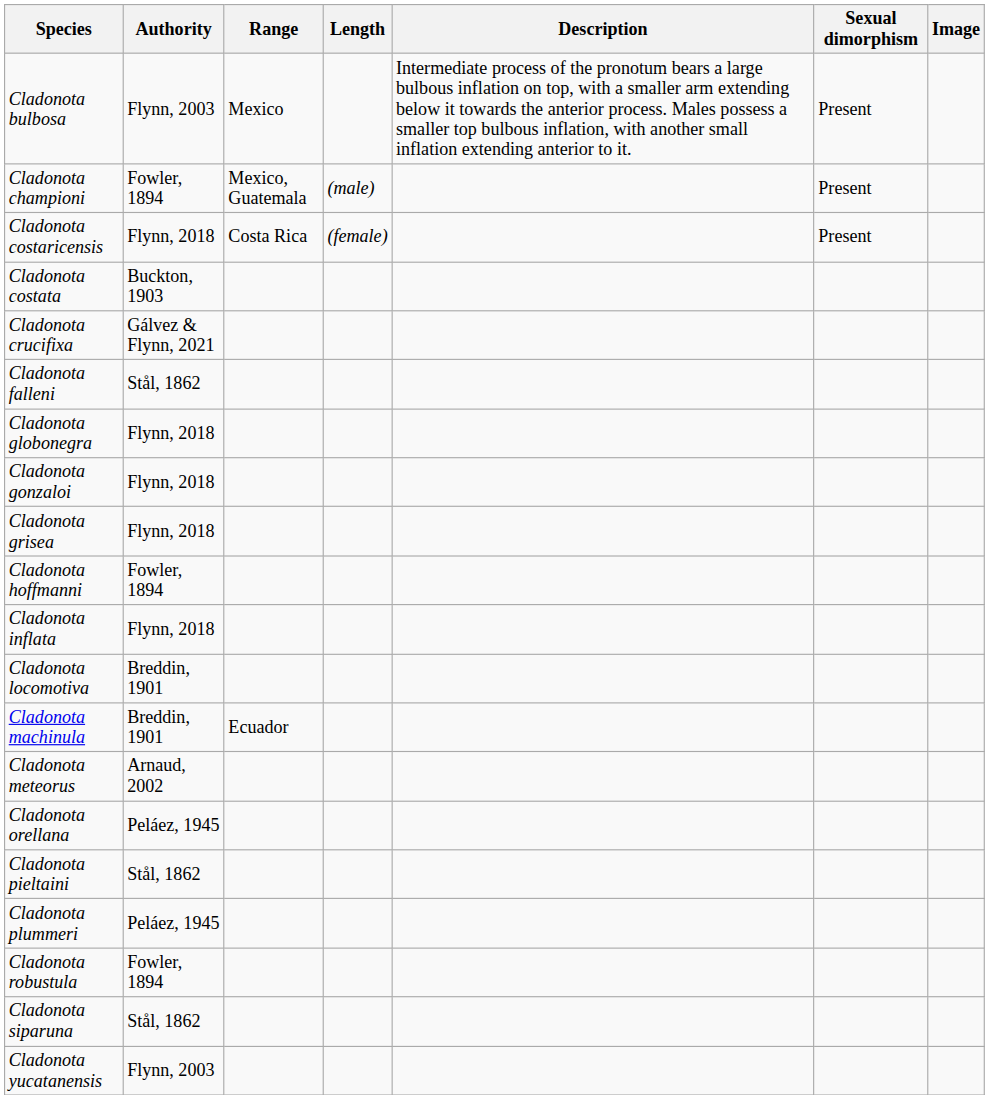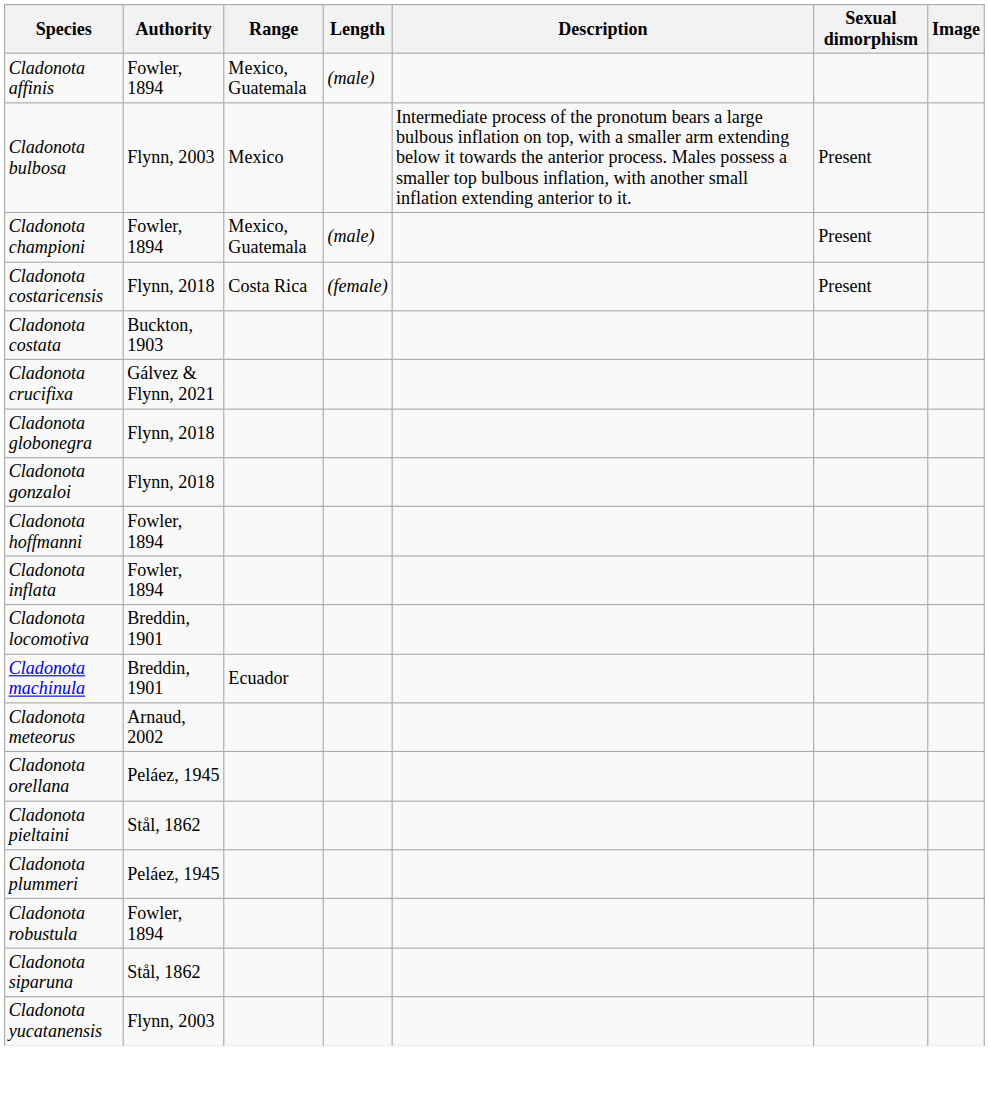+ row: (47, 78)
- row: (47, 384)
- row: (47, 531)
(171, 629) Flynn, 2018 -> (155, 580) Fowler, 1894
